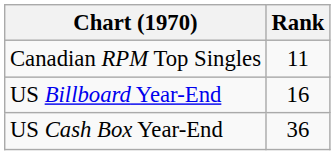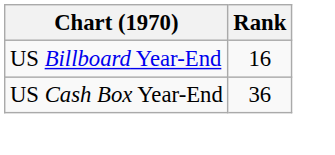- row: (135, 58)
